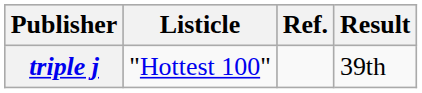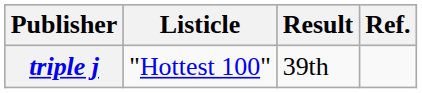columns swapped: (375, 25) <-> (305, 25)
